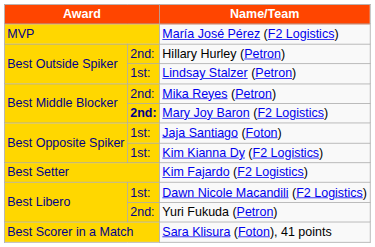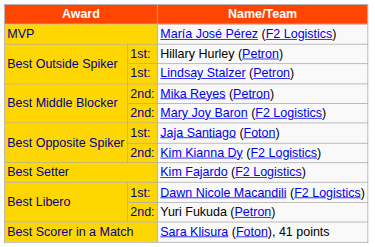(142, 53) 2nd: -> (140, 53) 1st:
(143, 113) bold -> (142, 113) normal
(140, 152) 1st: -> (142, 152) 2nd:
